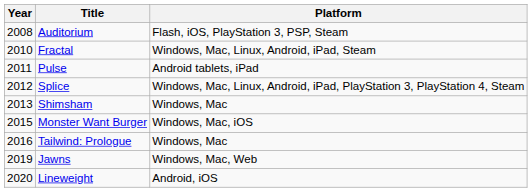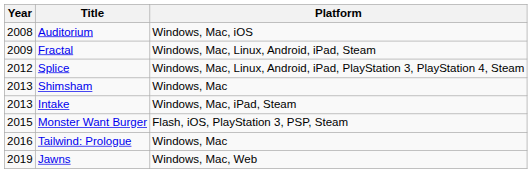(250, 31) Flash, iOS, PlayStation 3, PSP, Steam -> (203, 31) Windows, Mac, iOS
(20, 50) 2010 -> (20, 50) 2009
- row: (52, 68)
+ row: (54, 104)
(203, 123) Windows, Mac, iOS -> (250, 123) Flash, iOS, PlayStation 3, PSP, Steam
- row: (65, 178)
